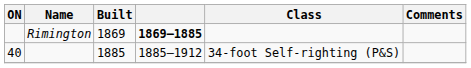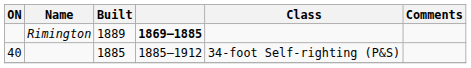(111, 33) 1869 -> (111, 33) 1889
